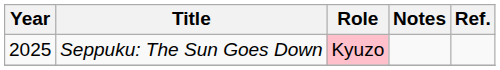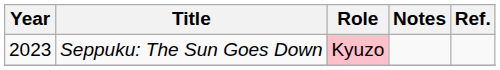(30, 49) 2025 -> (30, 49) 2023
